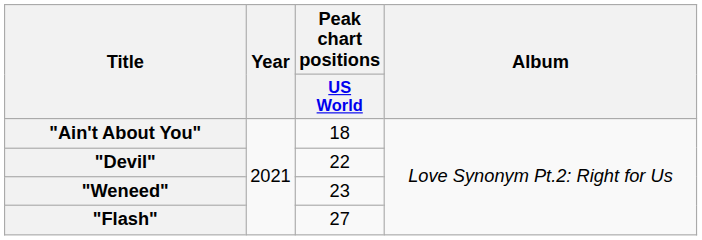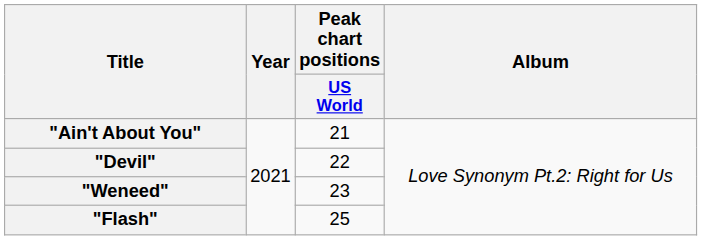(340, 133) 18 -> (340, 133) 21
(340, 219) 27 -> (340, 219) 25
